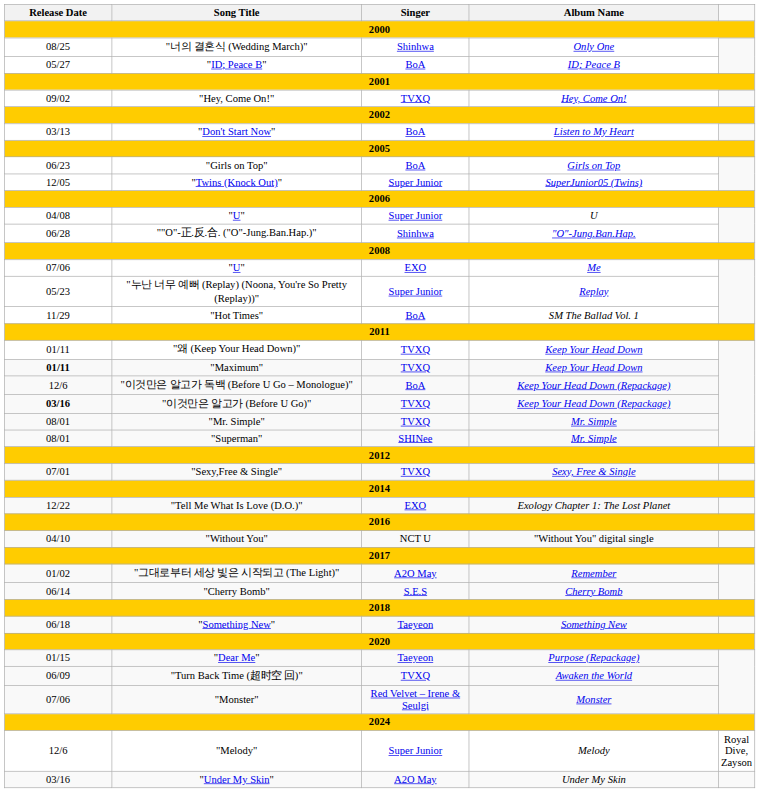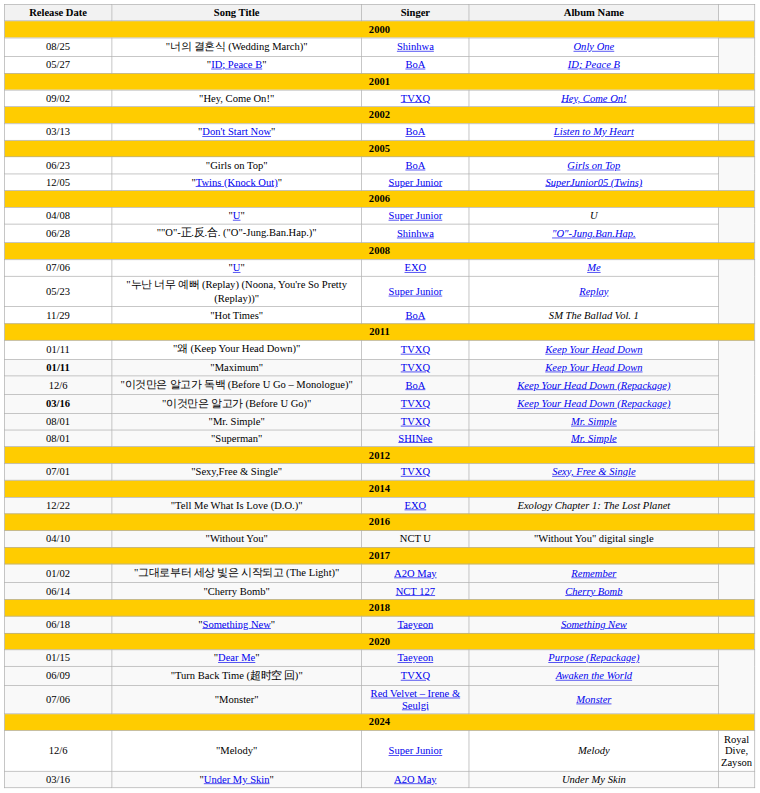(415, 591) S.E.S -> (415, 591) NCT 127
